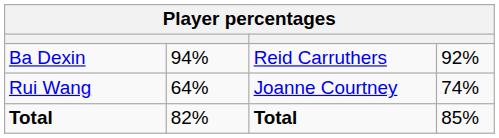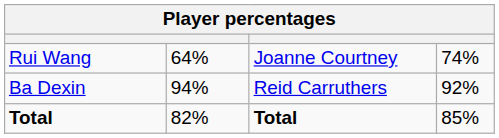rows swapped: (50, 88) <-> (47, 58)
